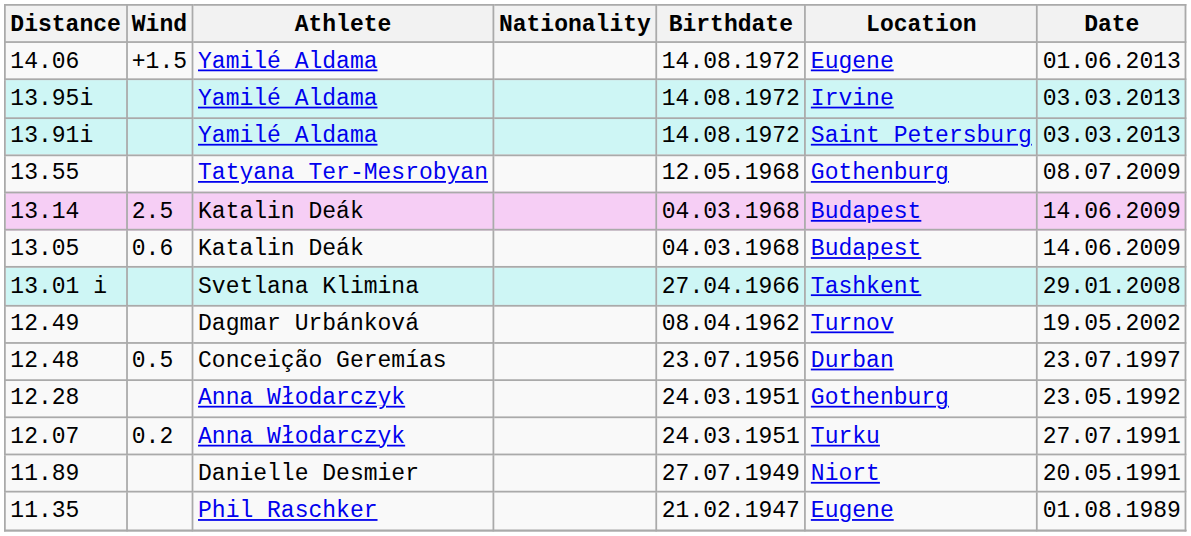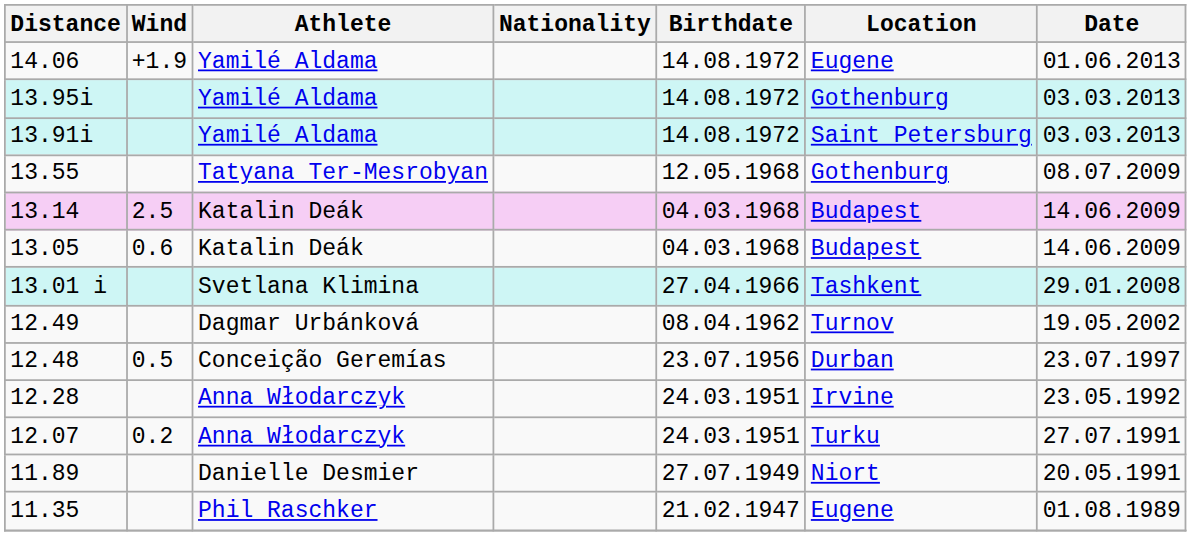(159, 61) +1.5 -> (159, 61) +1.9
(852, 99) Irvine -> (880, 99) Gothenburg
(880, 399) Gothenburg -> (852, 399) Irvine
